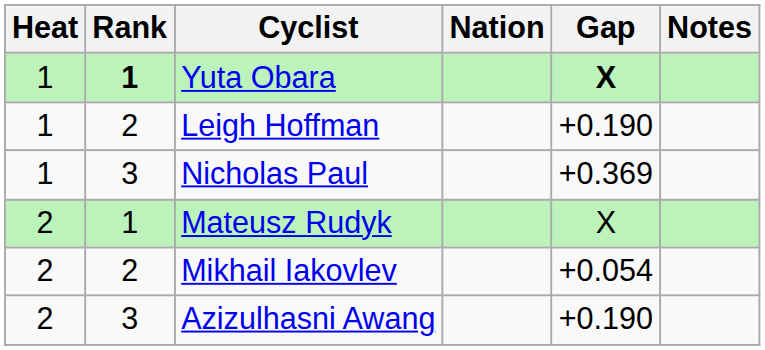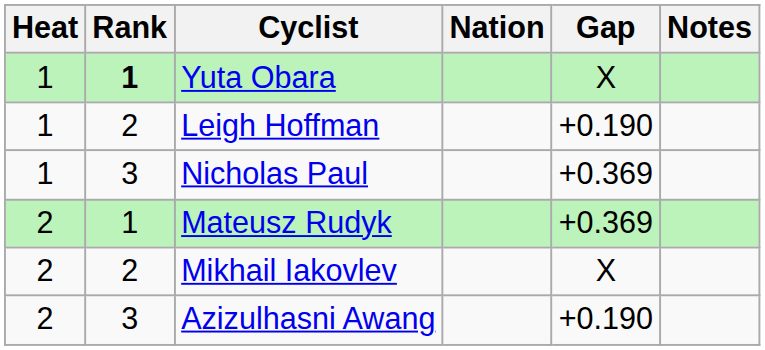(606, 77) bold -> (606, 77) normal
(606, 222) X -> (606, 222) +0.369
(606, 271) +0.054 -> (606, 271) X
